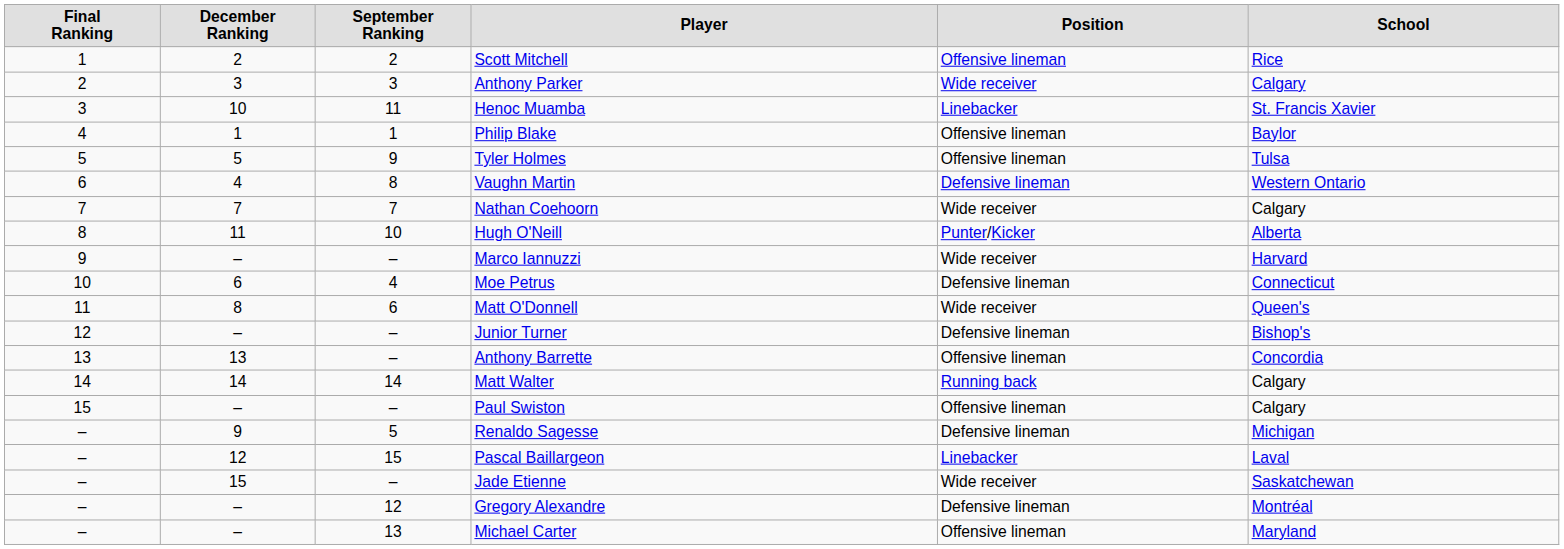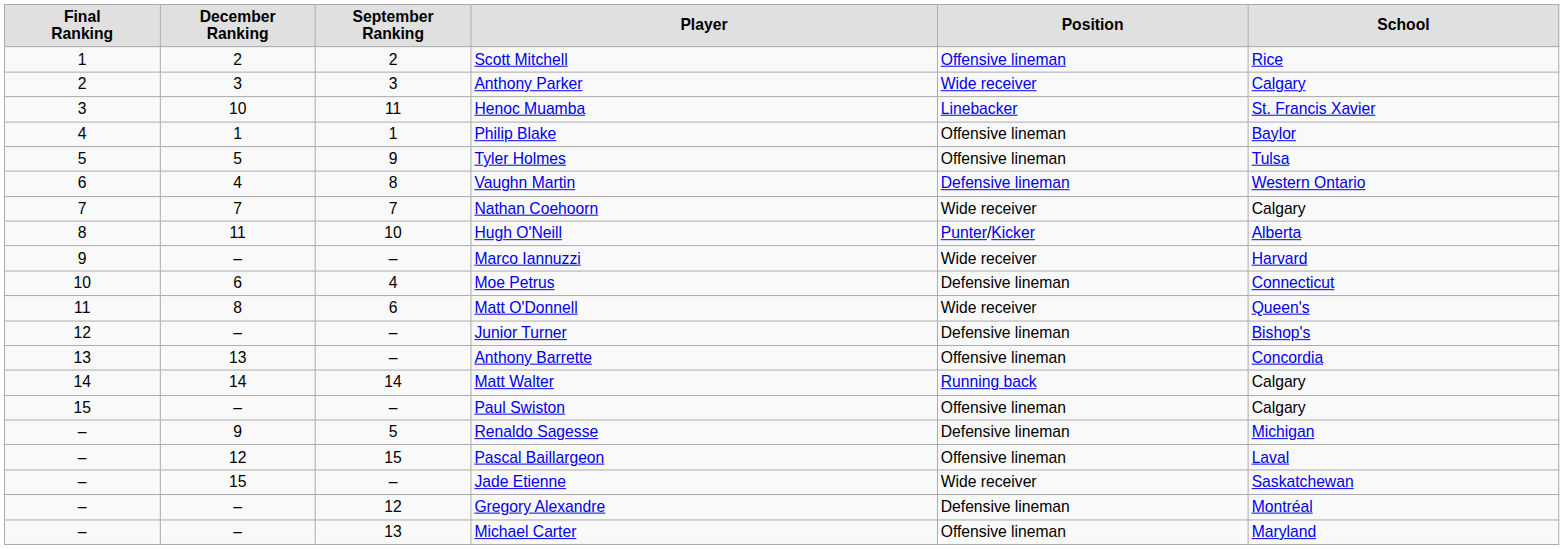(979, 457) Linebacker -> (1003, 457) Offensive lineman
